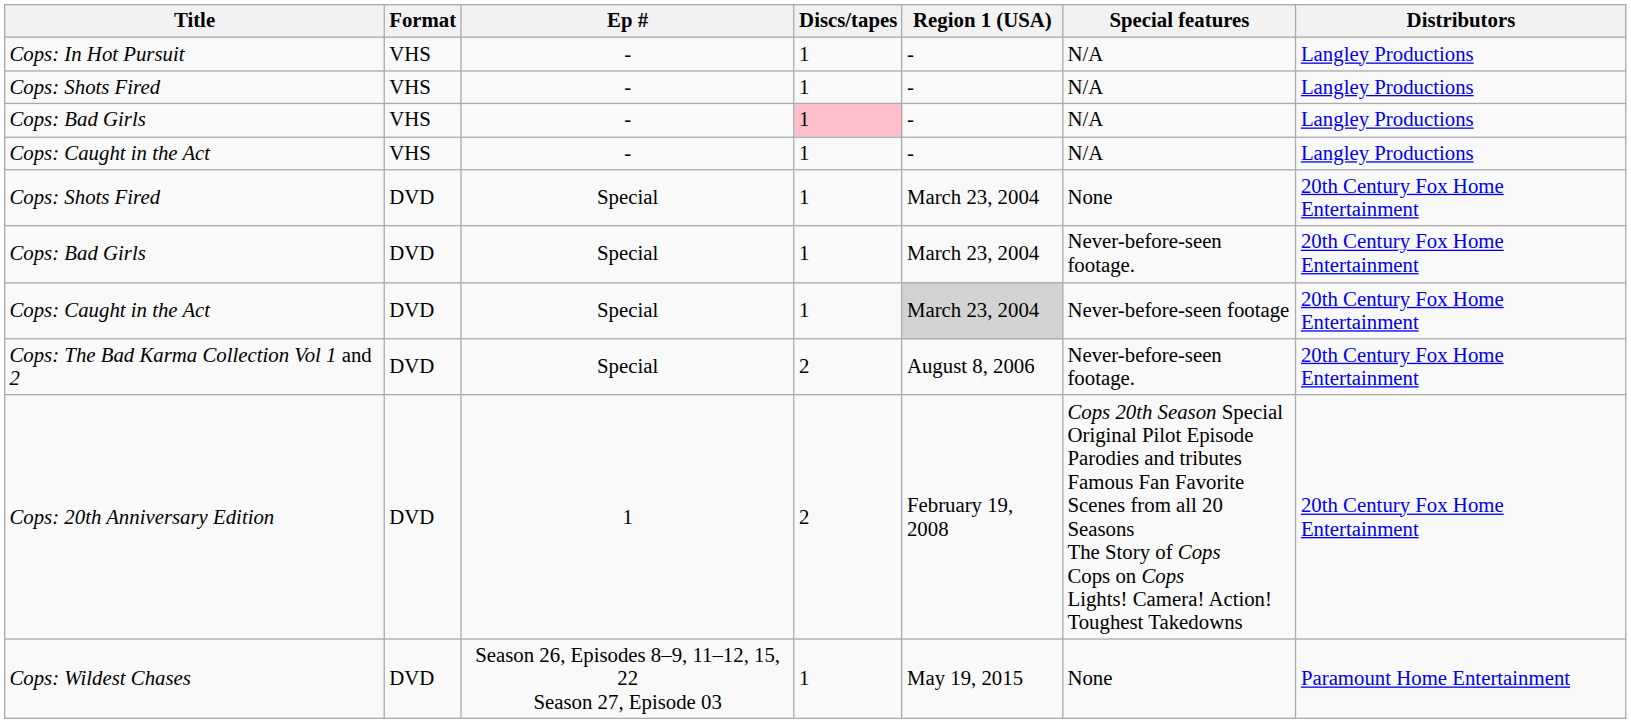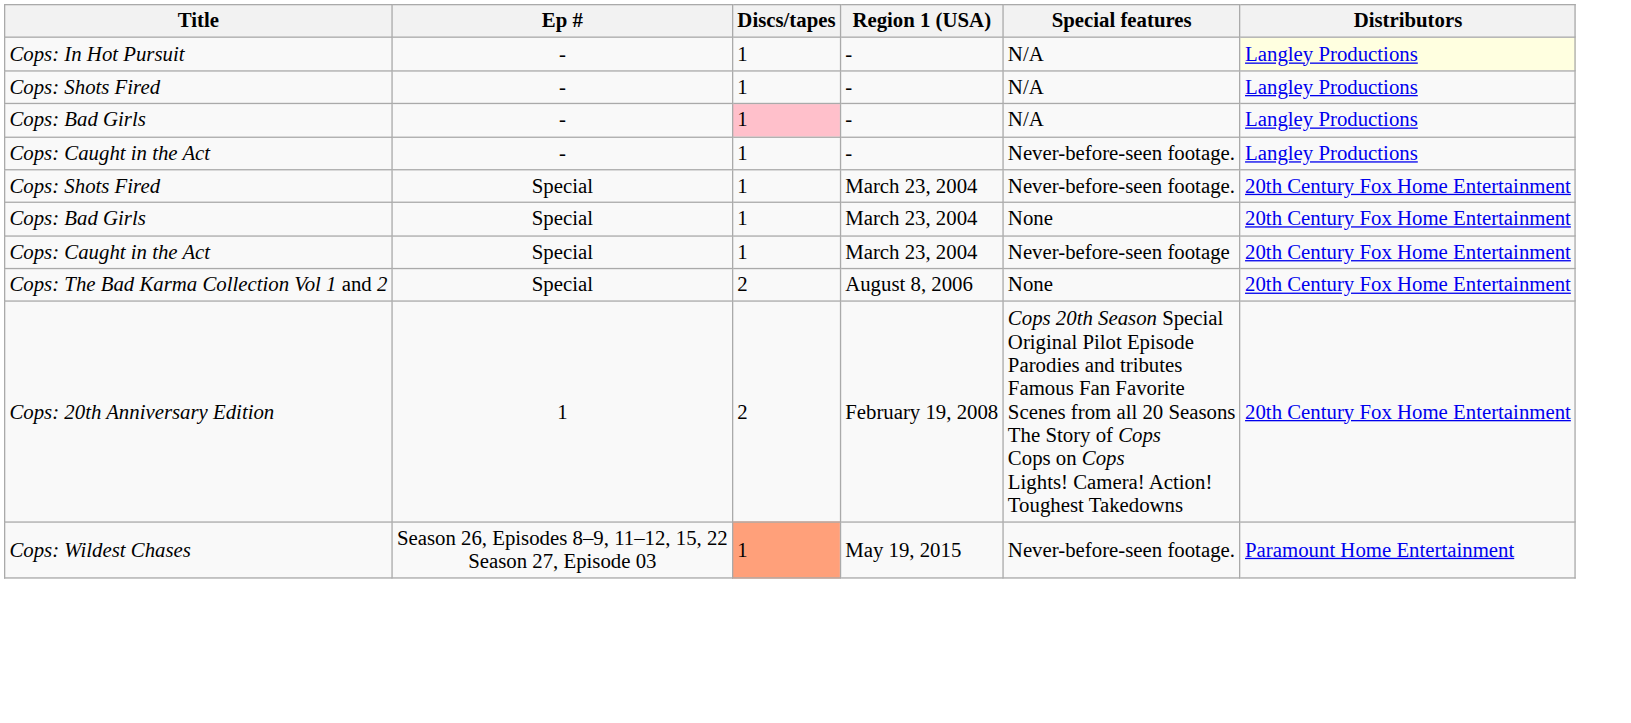- column: (423, 20)
(1387, 53) no background -> (1331, 53) lightyellow background
(1085, 152) N/A -> (1121, 152) Never-before-seen footage.
(1090, 197) None -> (1121, 185) Never-before-seen footage.
(1145, 254) Never-before-seen footage. -> (1030, 218) None
(973, 310) lightgrey background -> (911, 251) no background
(1145, 366) Never-before-seen footage. -> (1030, 284) None
(804, 678) no background -> (743, 549) lightsalmon background
(1090, 678) None -> (1121, 549) Never-before-seen footage.
